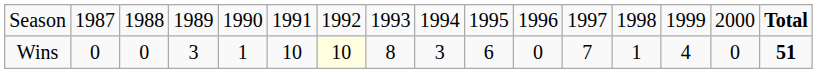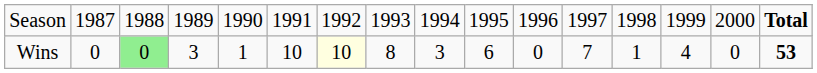(144, 52) no background -> (144, 52) lightgreen background
(786, 52) 51 -> (786, 52) 53
